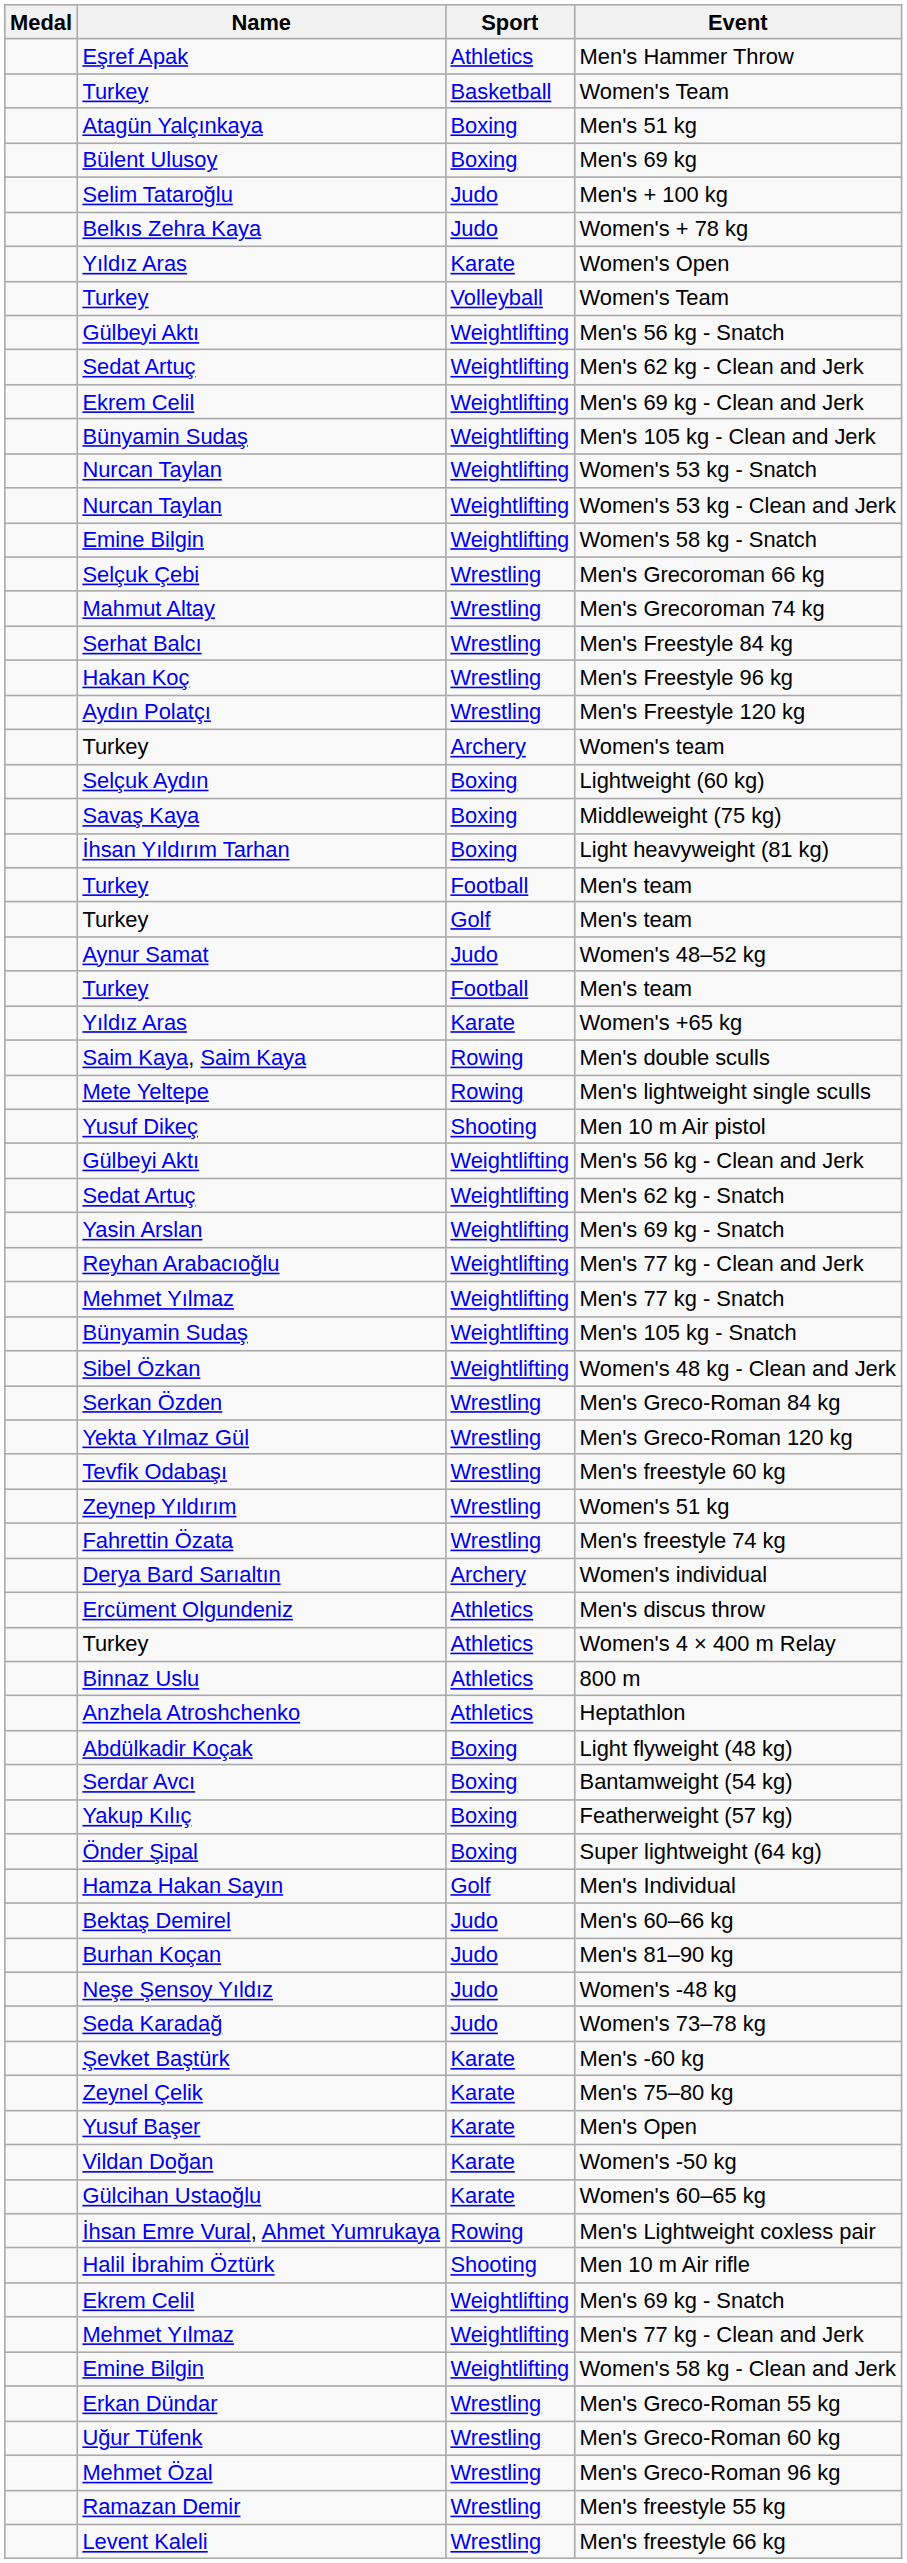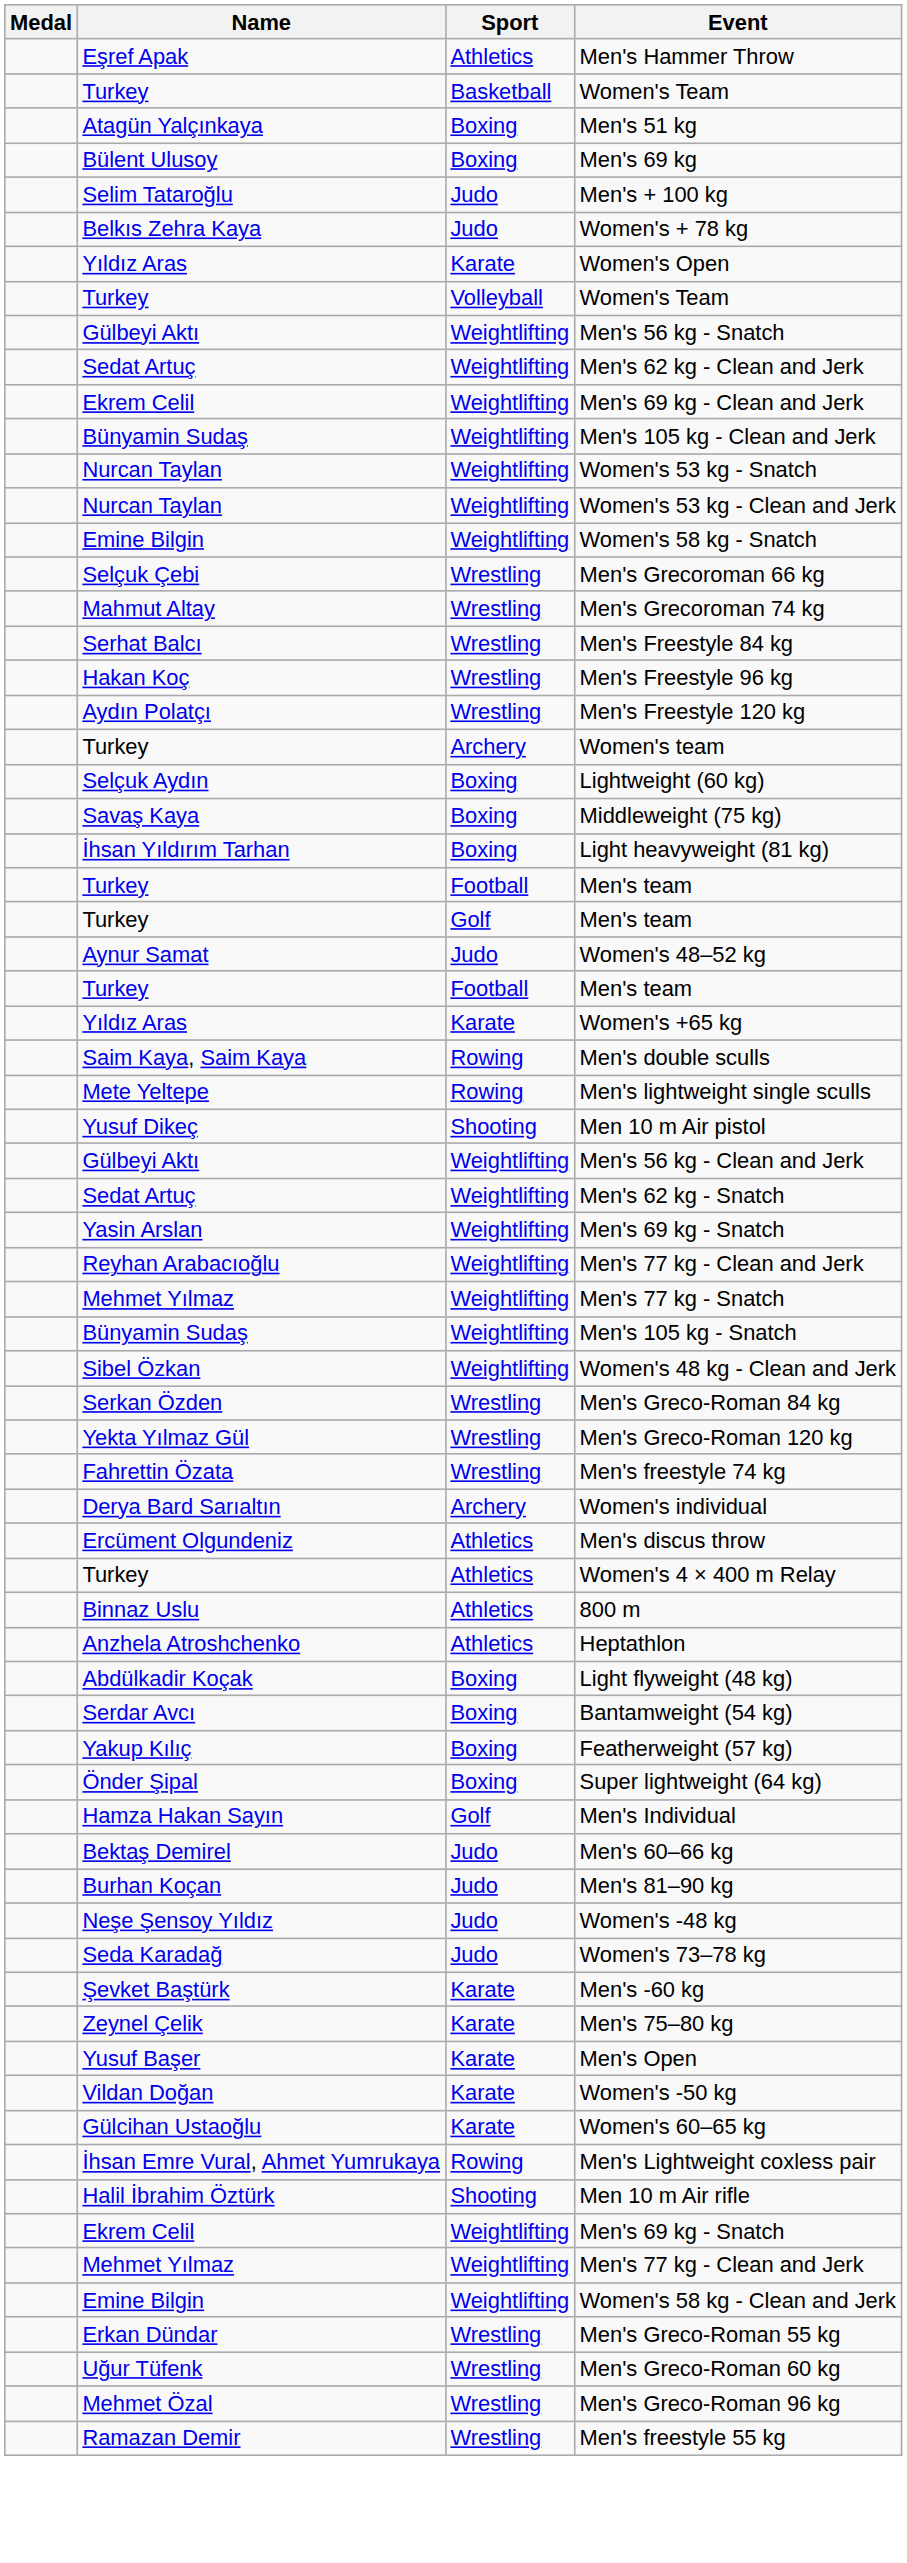- row: (155, 1471)
- row: (159, 1506)
- row: (145, 2541)
